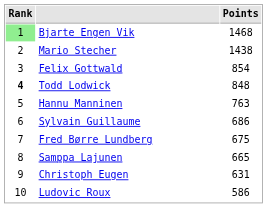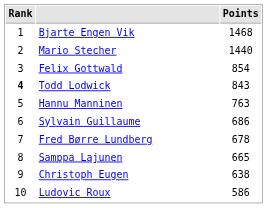(20, 33) lightgreen background -> (20, 33) no background
(241, 51) 1438 -> (241, 51) 1440
(241, 86) 848 -> (241, 86) 843
(241, 140) 675 -> (241, 140) 678
(241, 175) 631 -> (241, 175) 638
